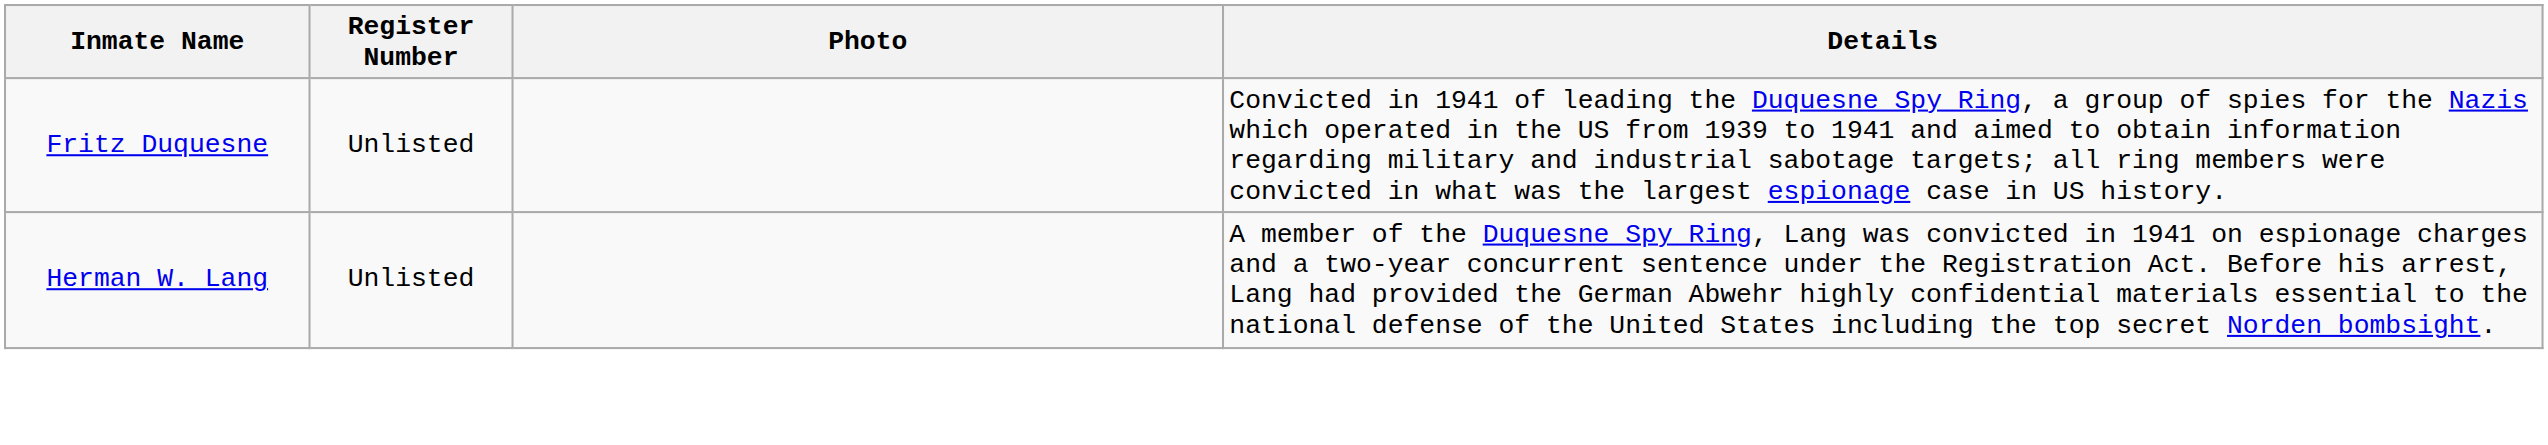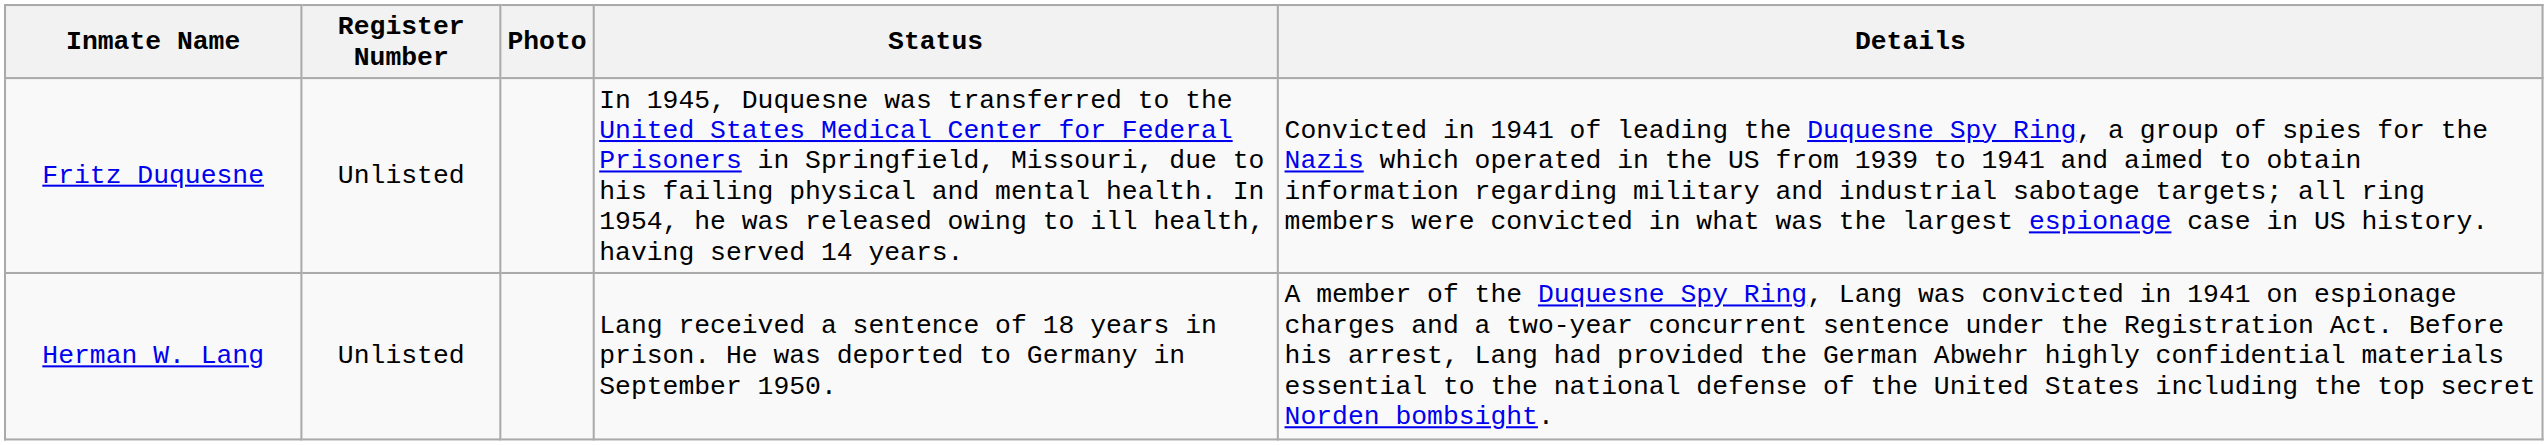+ column: (936, 42)
